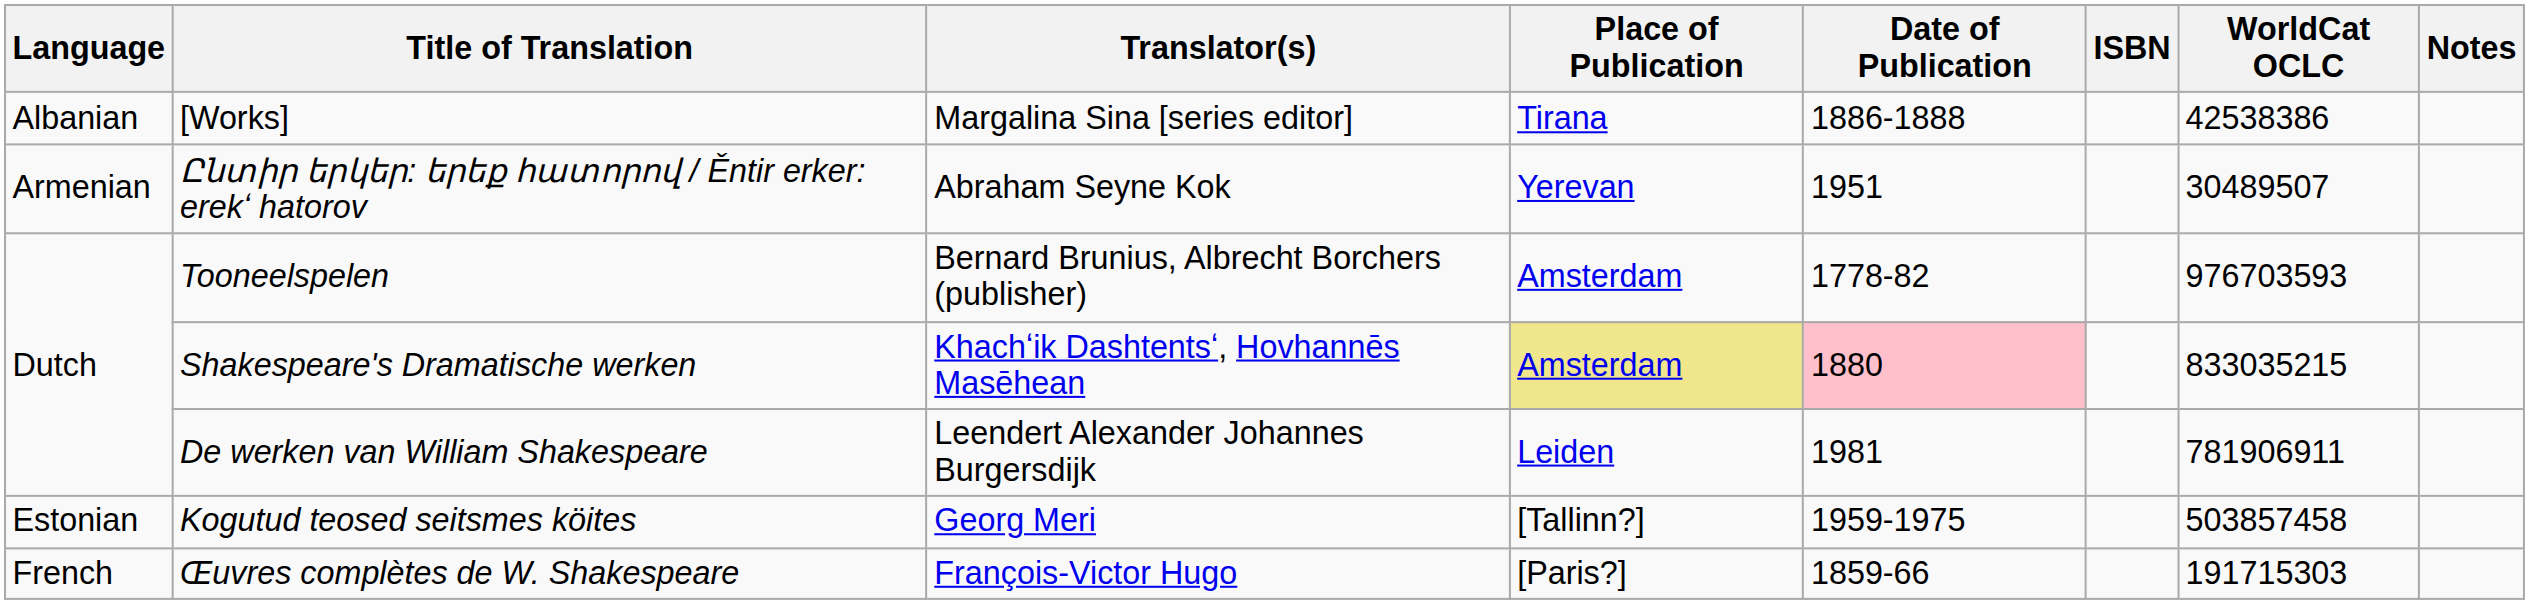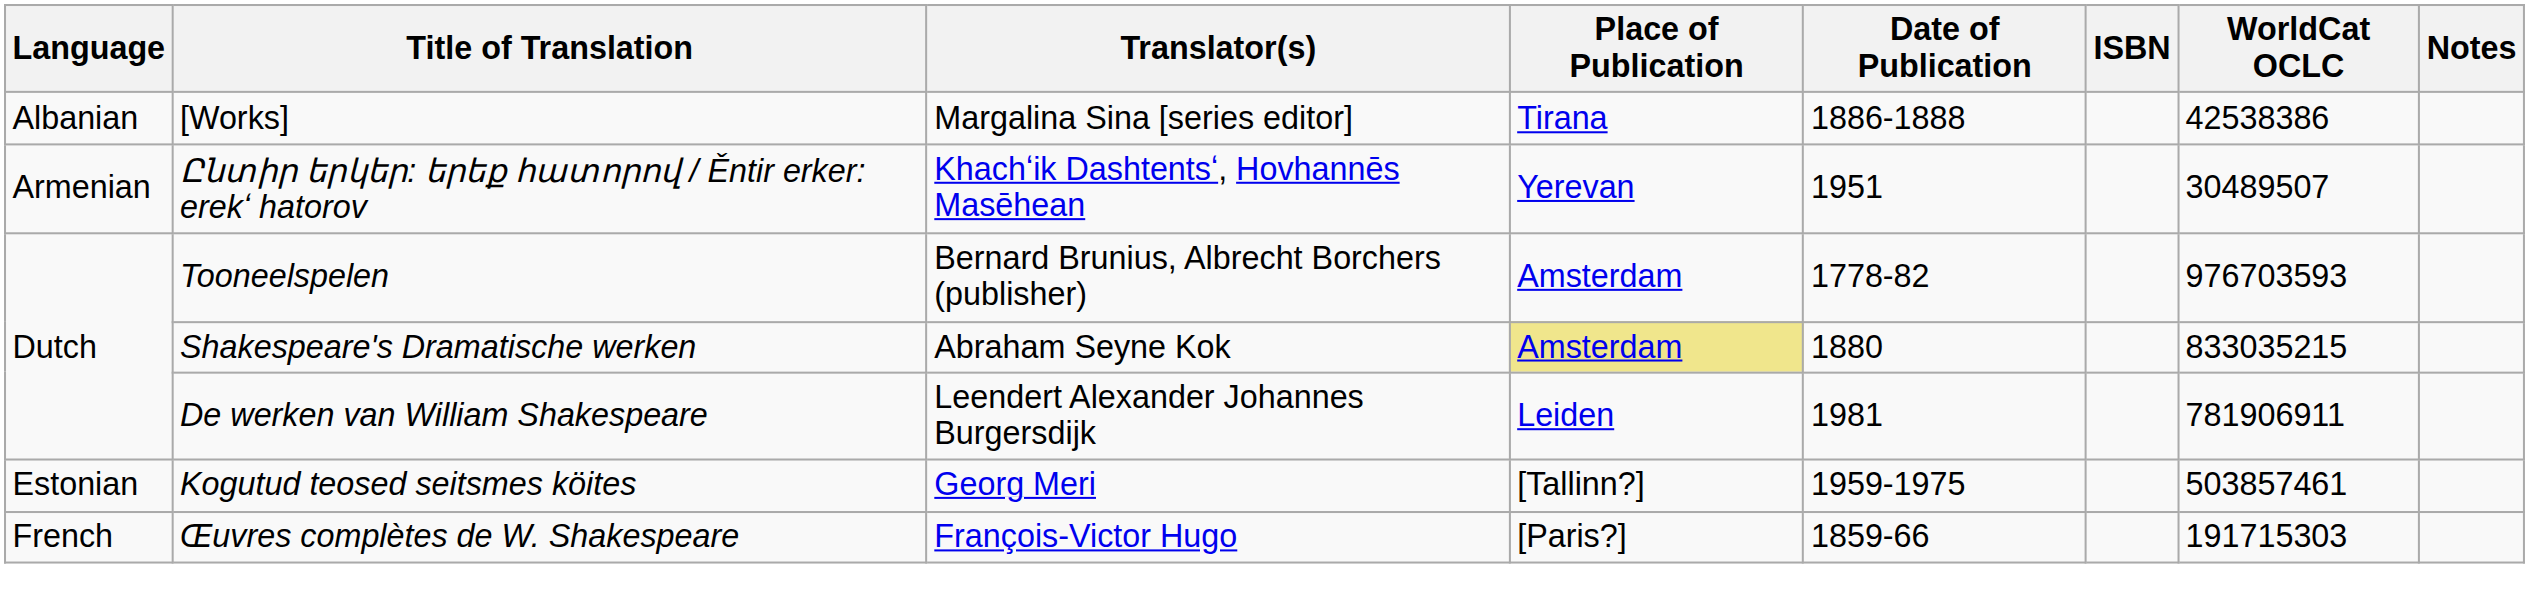(1083, 188) Abraham Seyne Kok -> (1167, 188) Khachʻik Dashtentsʻ, Hovhannēs Masēhean
(1167, 364) Khachʻik Dashtentsʻ, Hovhannēs Masēhean -> (1083, 346) Abraham Seyne Kok
(1847, 364) pink background -> (1847, 346) no background
(2266, 521) 503857458 -> (2266, 485) 503857461
